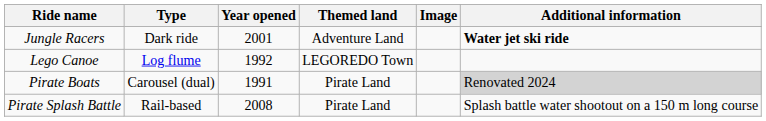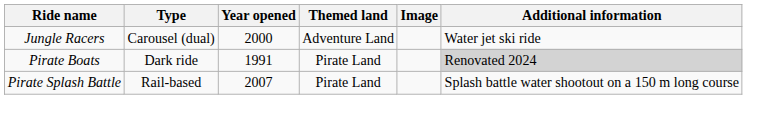(171, 37) Dark ride -> (171, 37) Carousel (dual)
(258, 37) 2001 -> (258, 37) 2000
(516, 37) bold -> (493, 37) normal
- row: (64, 60)
(171, 82) Carousel (dual) -> (171, 60) Dark ride
(258, 104) 2008 -> (258, 82) 2007
